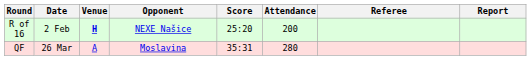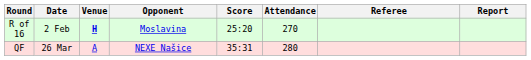(163, 30) NEXE Našice -> (163, 30) Moslavina
(290, 30) 200 -> (290, 30) 270
(163, 49) Moslavina -> (163, 49) NEXE Našice
